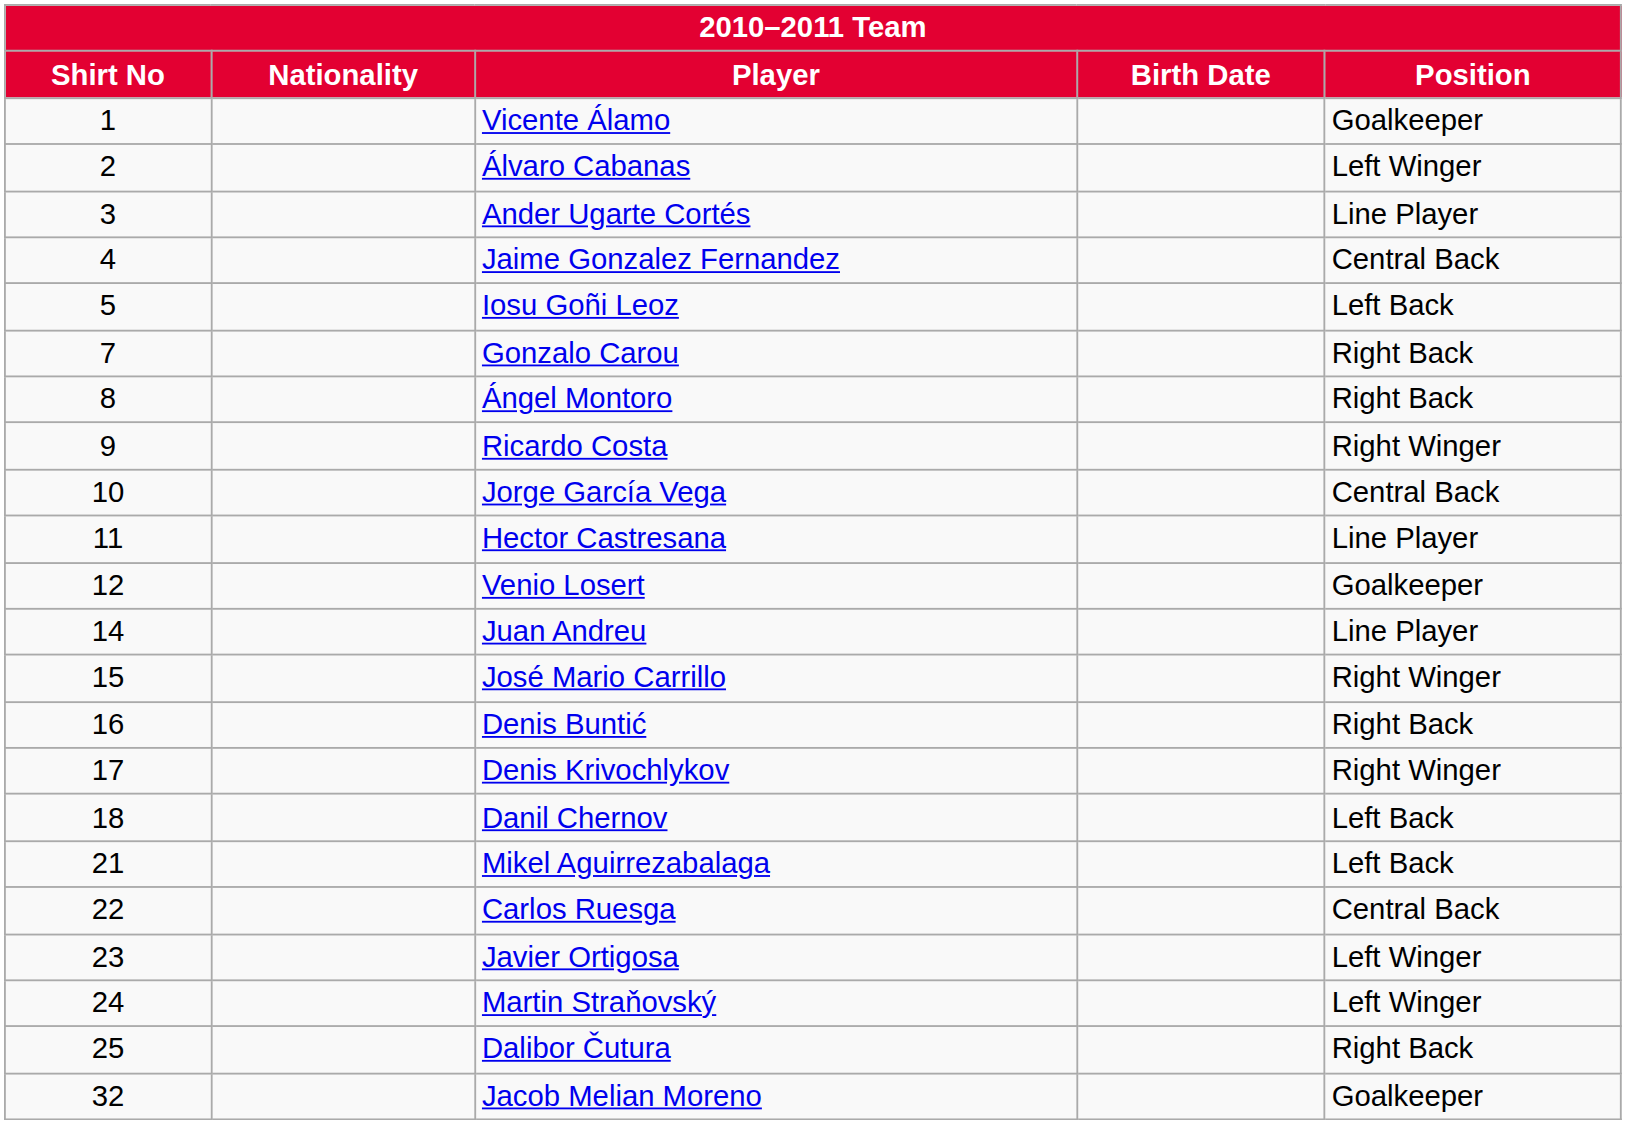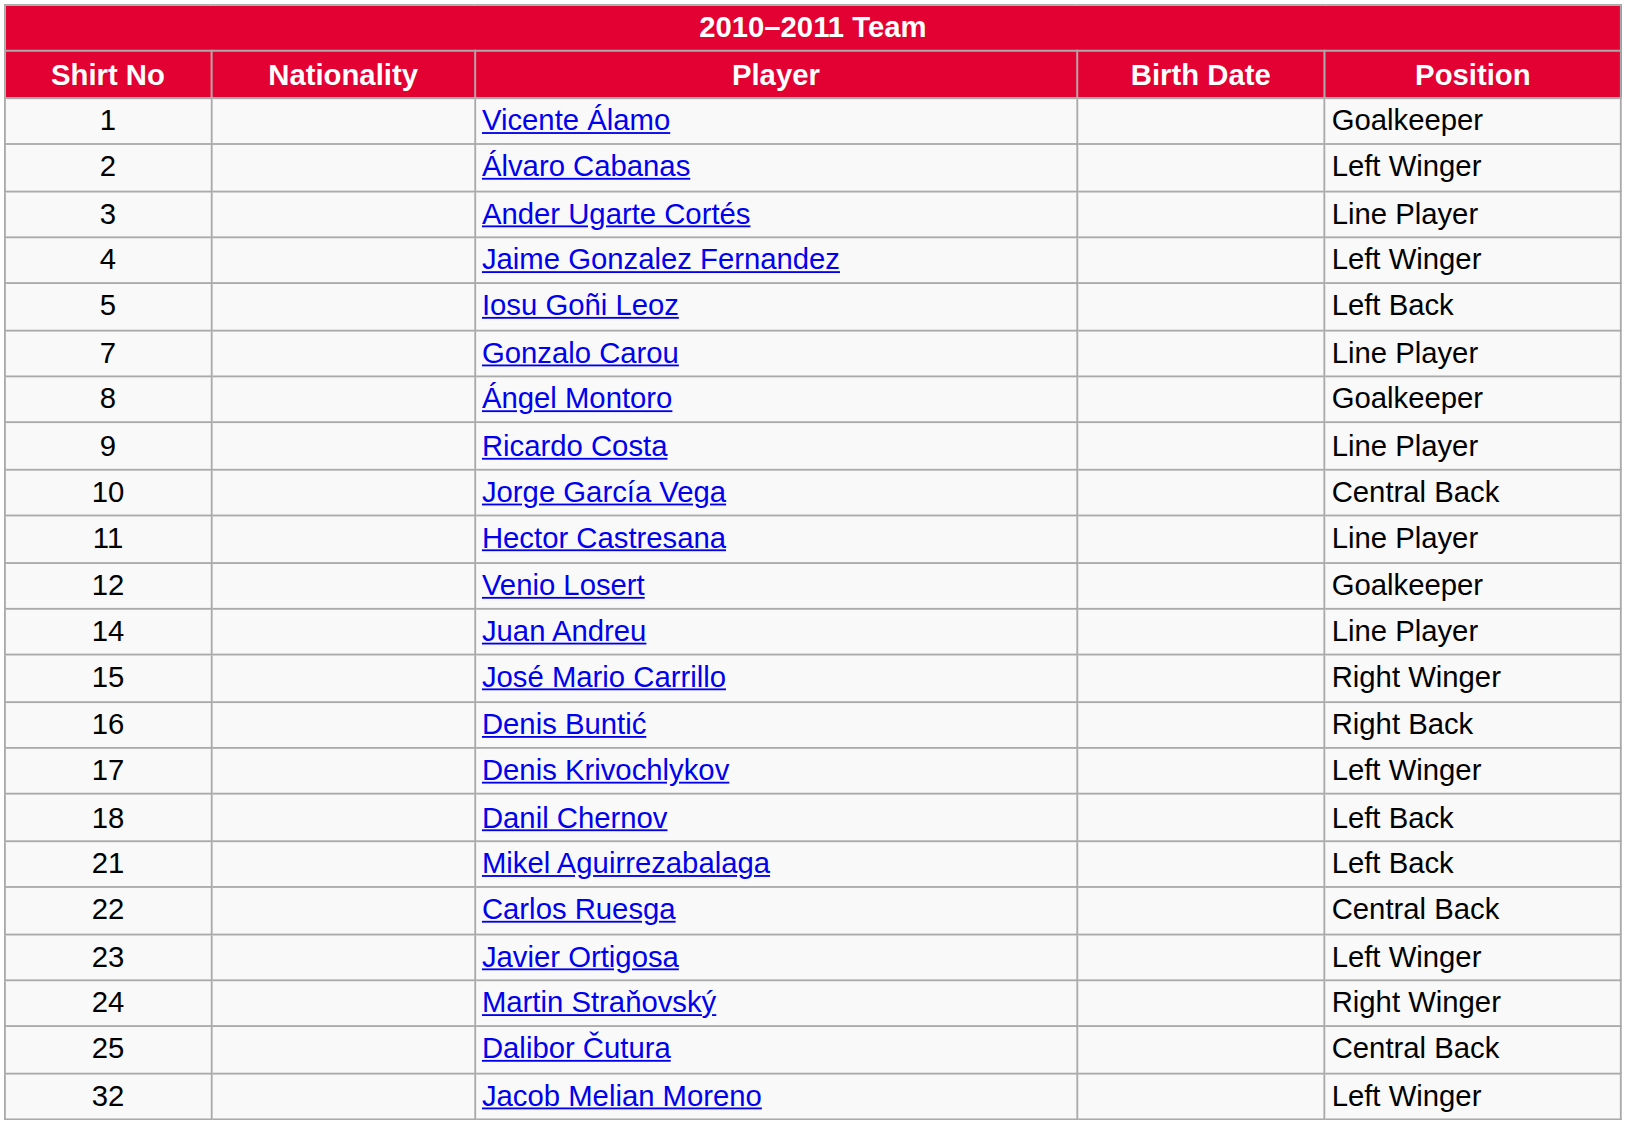(1415, 259) Central Back -> (1407, 259) Left Winger
(1402, 352) Right Back -> (1405, 352) Line Player
(1402, 399) Right Back -> (1407, 399) Goalkeeper
(1416, 445) Right Winger -> (1405, 445) Line Player
(1416, 770) Right Winger -> (1407, 770) Left Winger
(1407, 1002) Left Winger -> (1416, 1002) Right Winger
(1402, 1049) Right Back -> (1415, 1049) Central Back
(1407, 1095) Goalkeeper -> (1407, 1095) Left Winger
